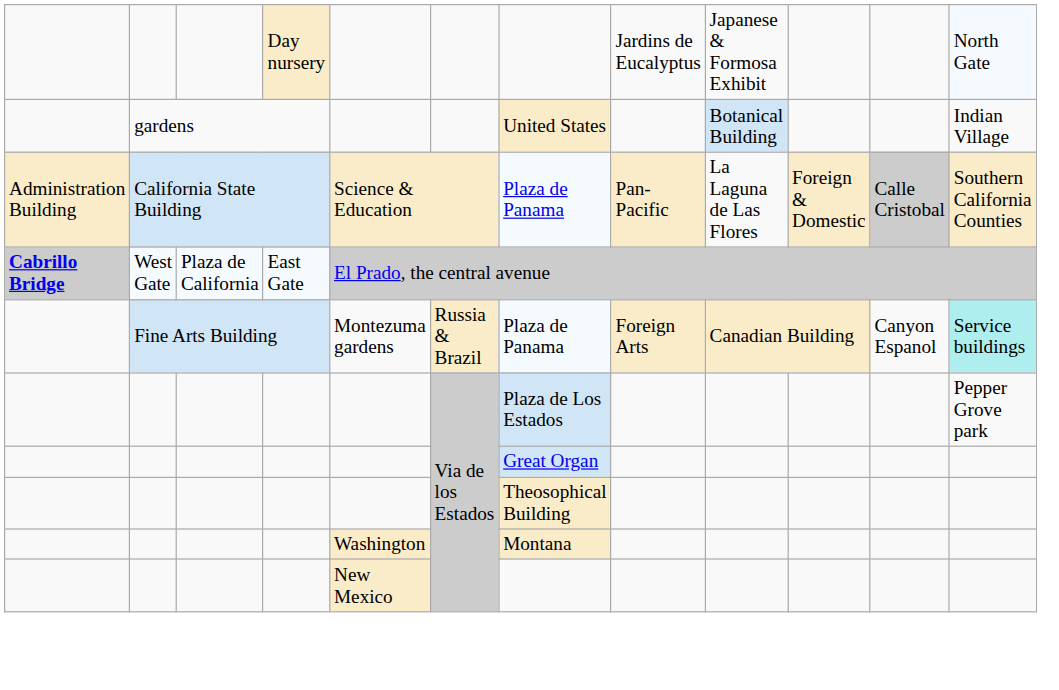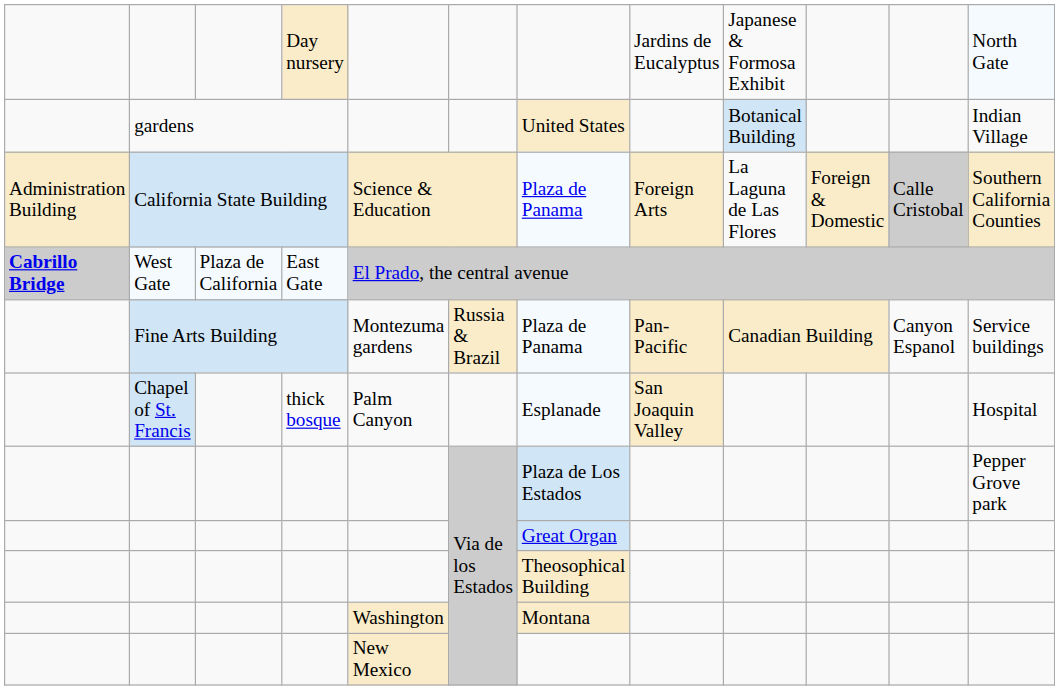(642, 199) Pan-Pacific -> (664, 199) Foreign Arts
(645, 335) Foreign Arts -> (661, 335) Pan-Pacific
(989, 335) paleturquoise background -> (1008, 335) no background
+ row: (162, 409)
